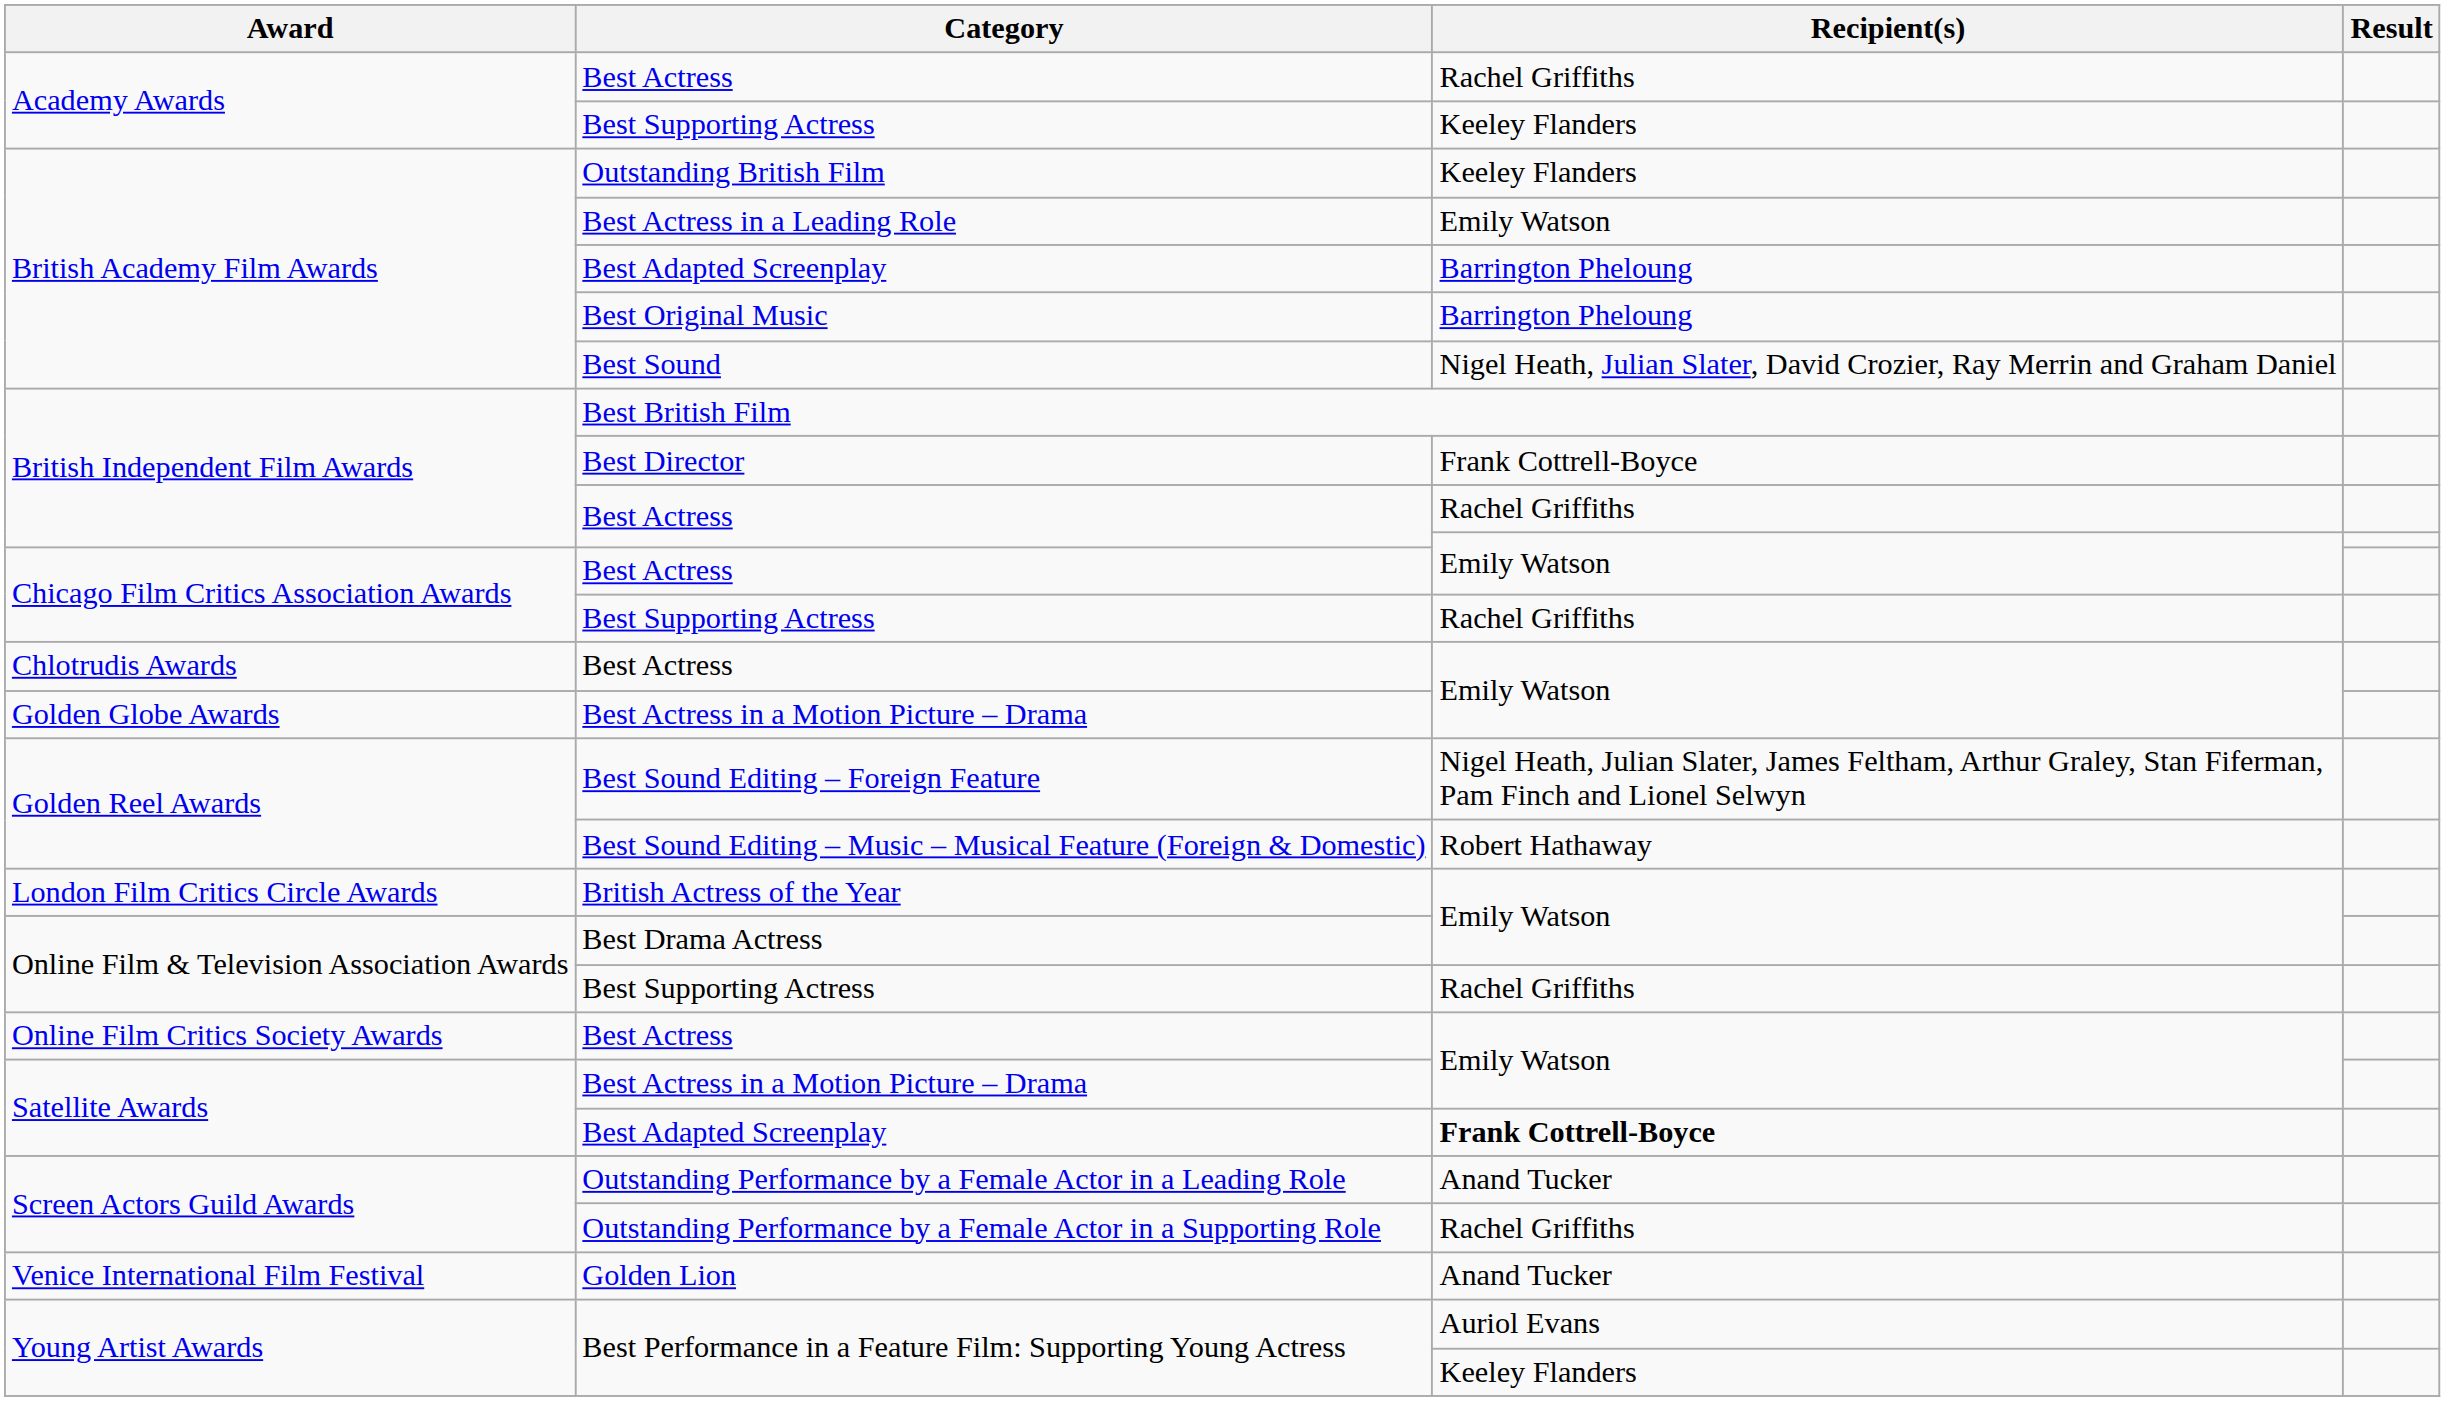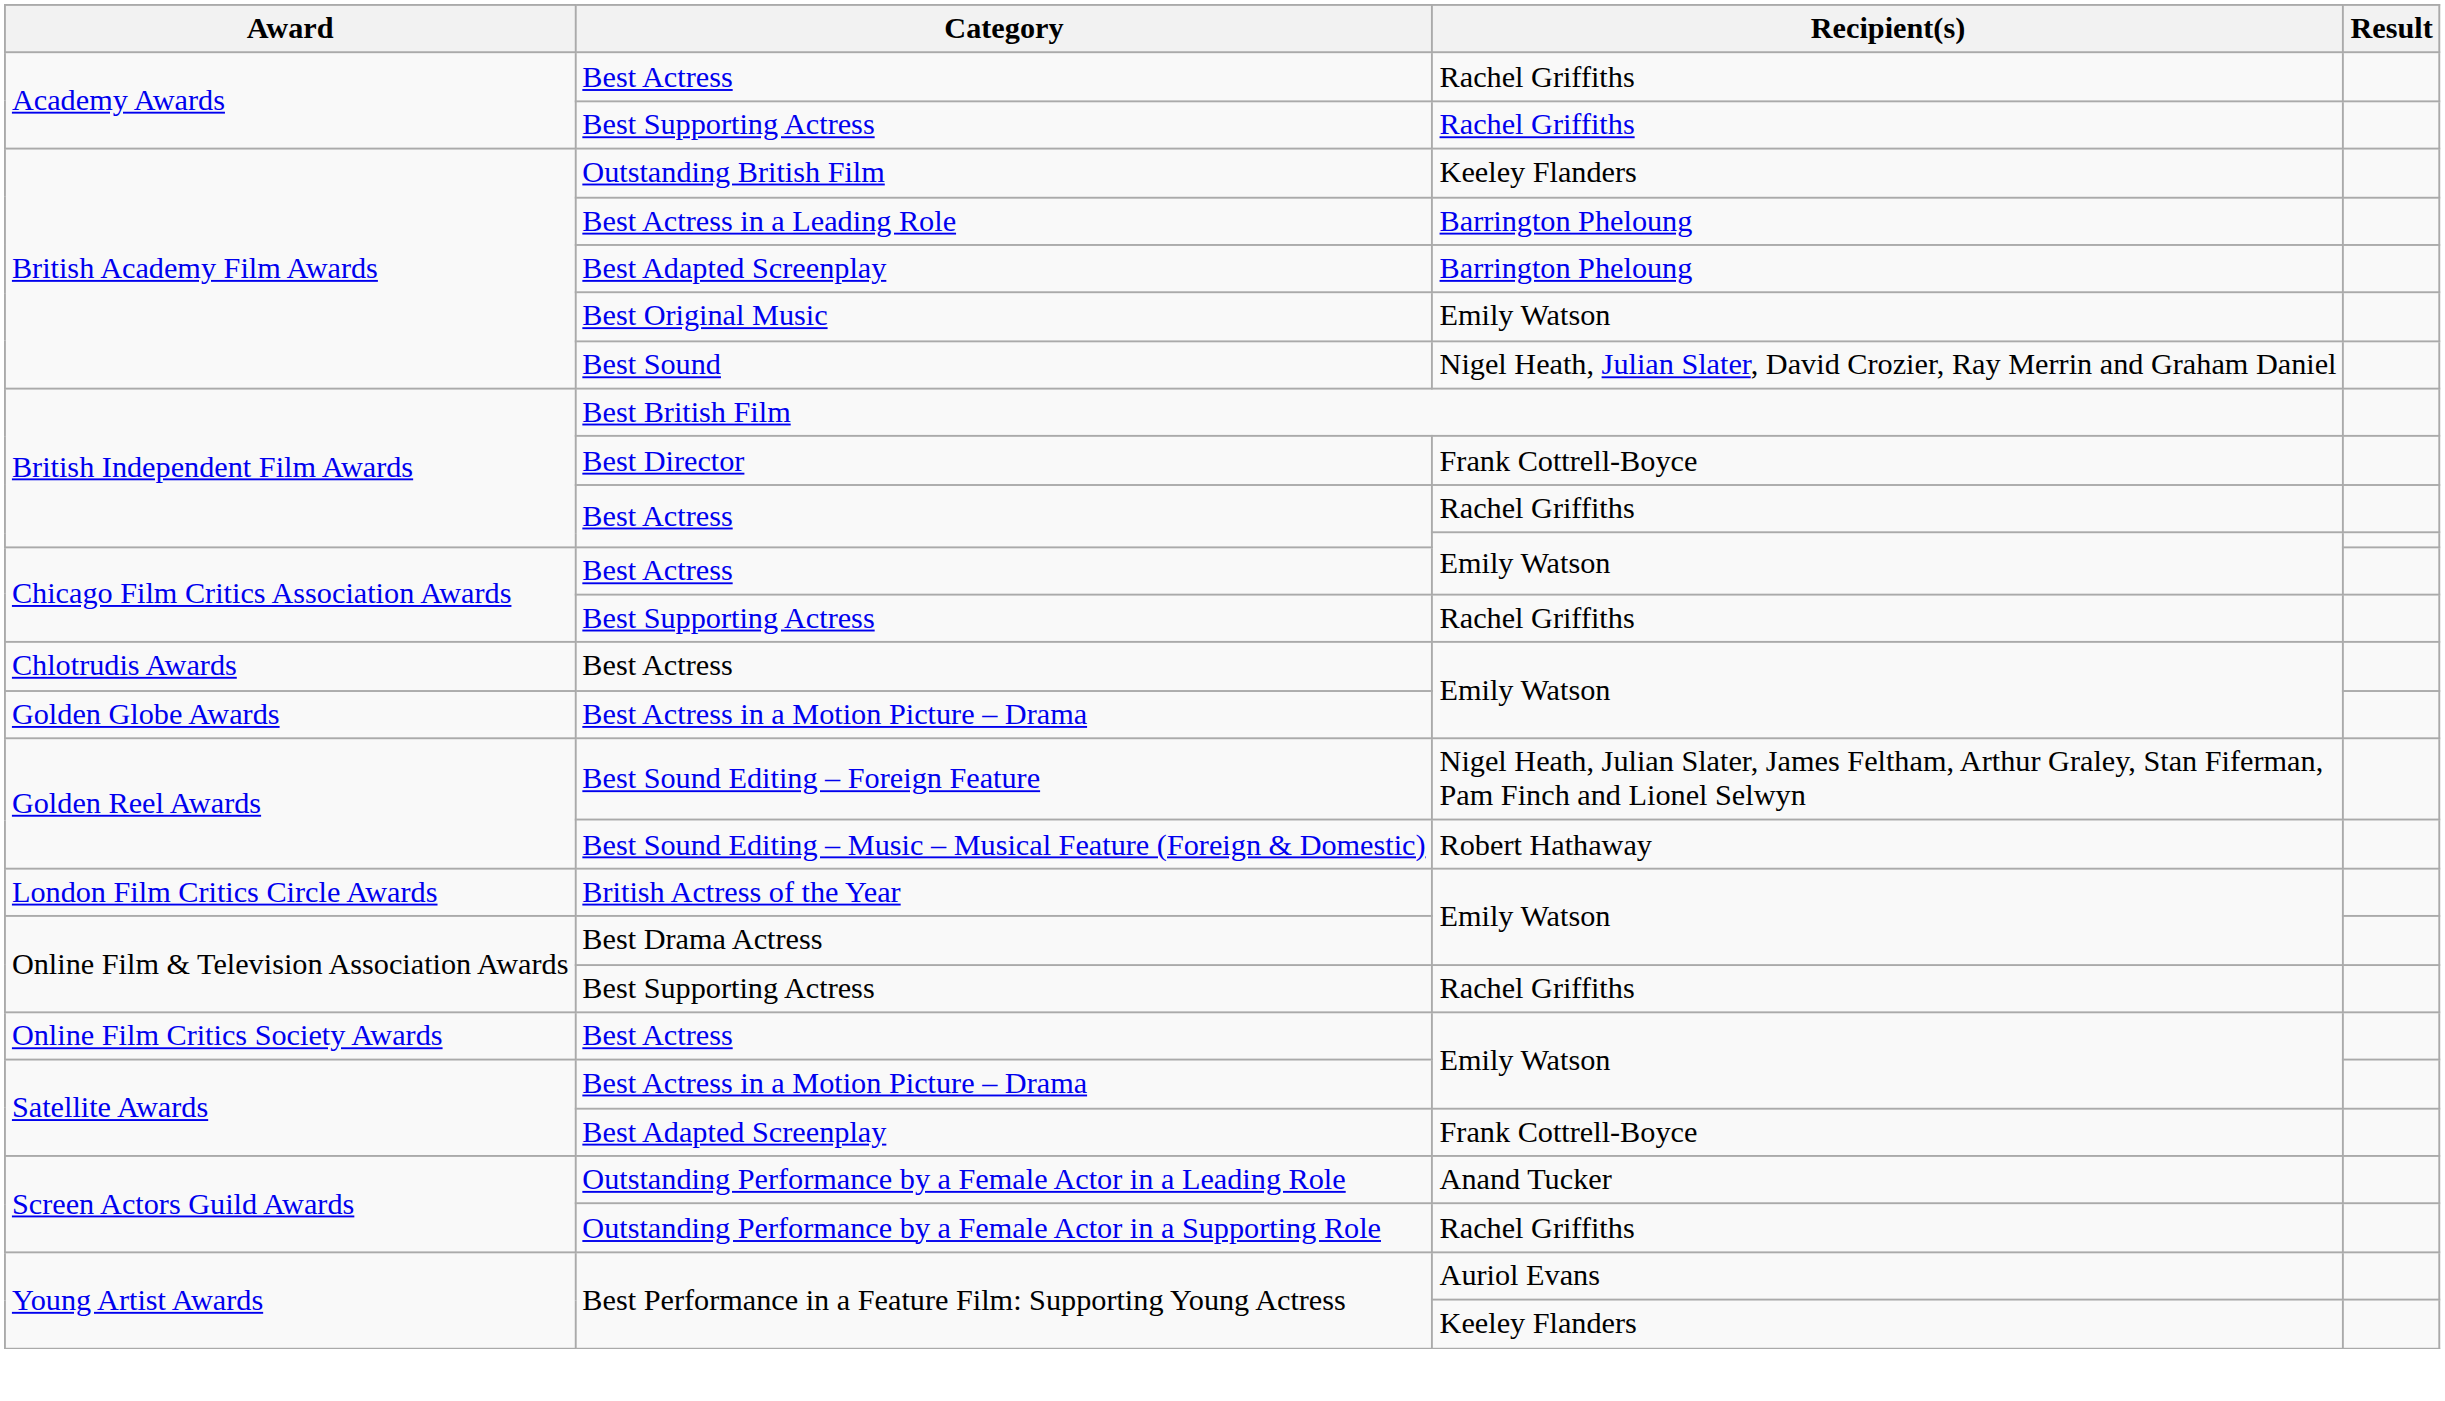(1538, 124) Keeley Flanders -> (1537, 124) Rachel Griffiths
(1525, 220) Emily Watson -> (1566, 220) Barrington Pheloung
(1566, 316) Barrington Pheloung -> (1525, 316) Emily Watson
(1577, 1131) bold -> (1568, 1131) normal
- row: (218, 1275)
